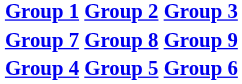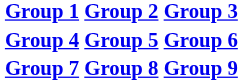rows swapped: (42, 68) <-> (42, 40)
